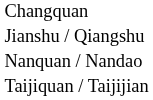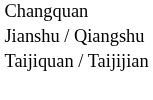- row: (73, 61)
